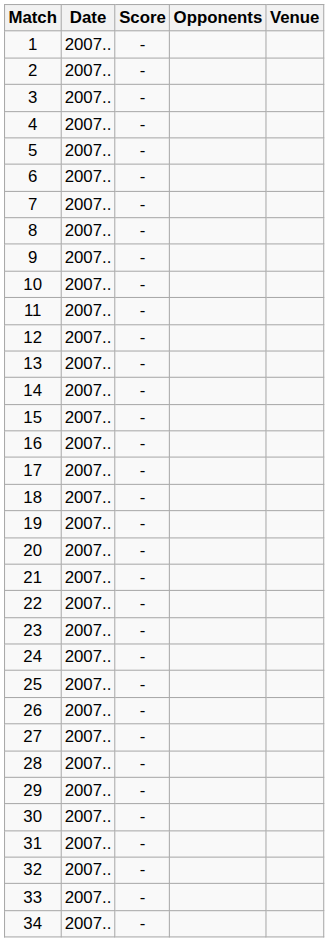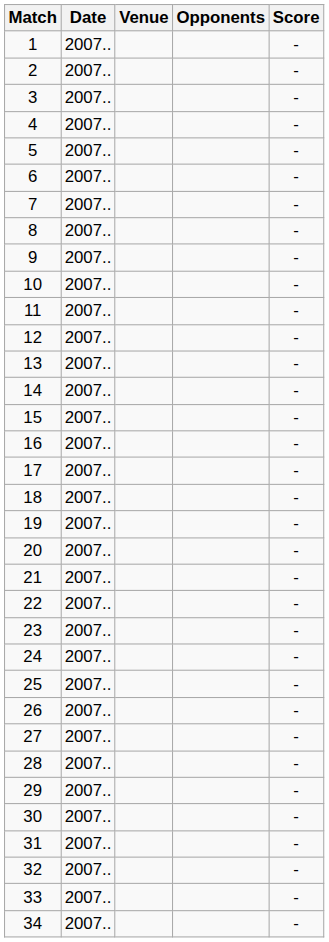columns swapped: (295, 17) <-> (142, 17)
